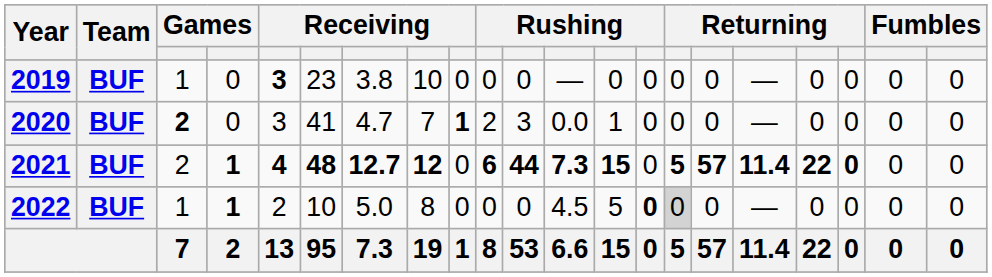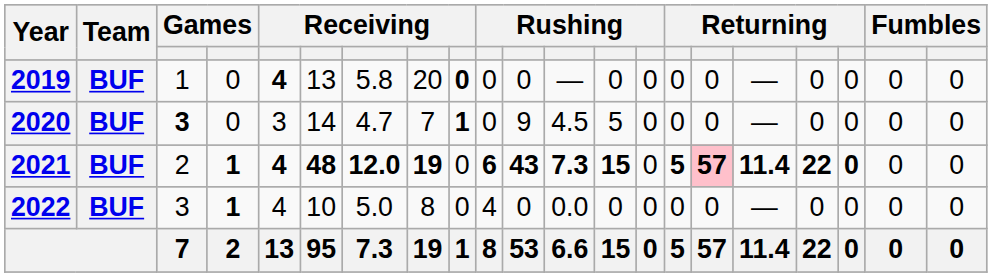(279, 80) 3 -> (279, 80) 4
(321, 80) 23 -> (321, 80) 13
(374, 80) 3.8 -> (374, 80) 5.8
(428, 80) 10 -> (428, 80) 20
(462, 80) normal -> (462, 80) bold
(182, 122) 2 -> (182, 122) 3
(321, 122) 41 -> (321, 122) 14
(489, 122) 2 -> (489, 122) 0
(524, 122) 3 -> (524, 122) 9
(570, 122) 0.0 -> (570, 122) 4.5
(616, 122) 1 -> (616, 122) 5
(374, 165) 12.7 -> (374, 165) 12.0
(428, 165) 12 -> (428, 165) 19
(524, 165) 44 -> (524, 165) 43
(712, 165) no background -> (712, 165) pink background
(182, 207) 1 -> (182, 207) 3
(279, 207) 2 -> (279, 207) 4
(489, 207) 0 -> (489, 207) 4
(570, 207) 4.5 -> (570, 207) 0.0
(616, 207) 5 -> (616, 207) 0
(650, 207) bold -> (650, 207) normal
(677, 207) lightgrey background -> (677, 207) no background
